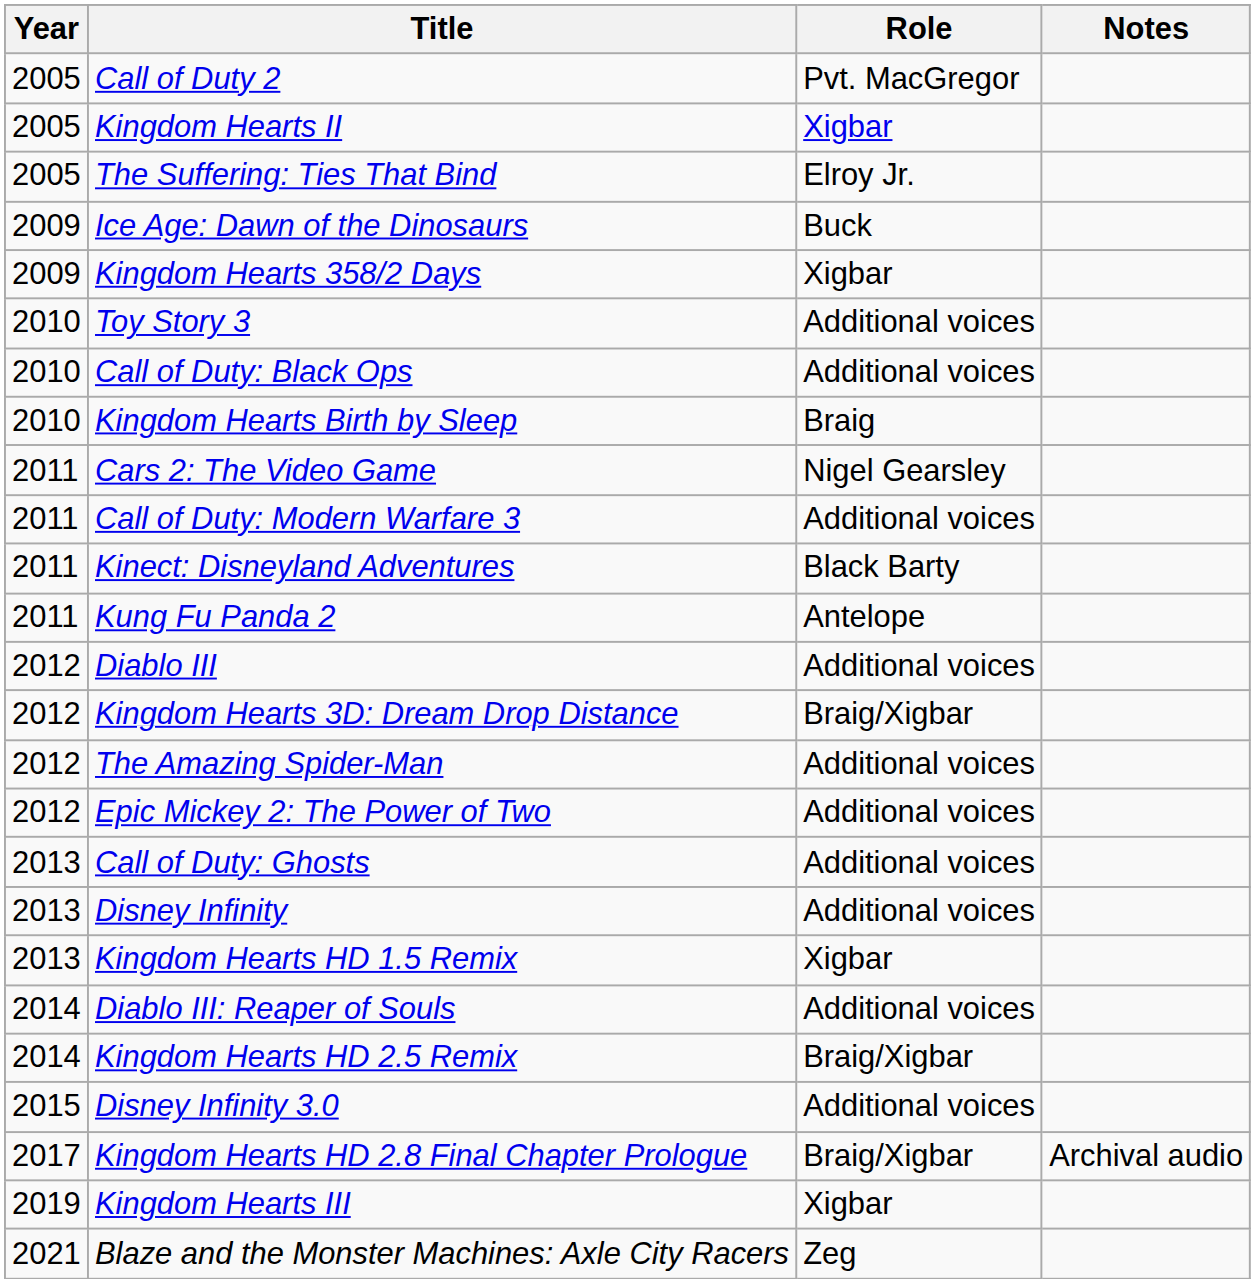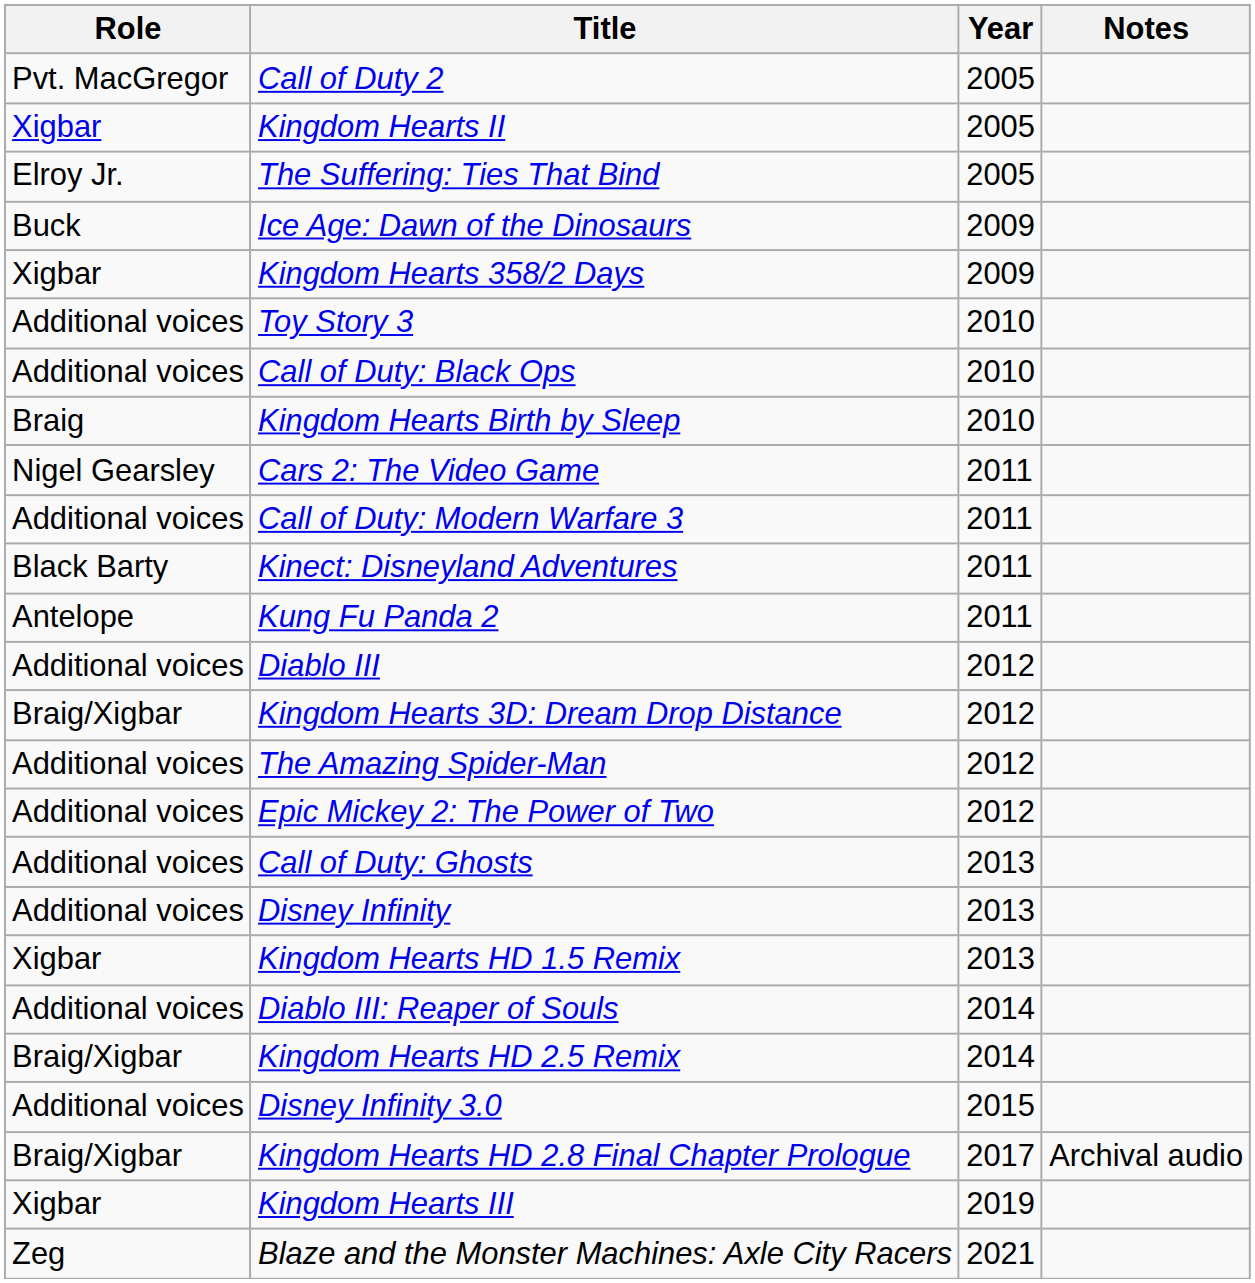columns swapped: (46, 28) <-> (919, 28)
